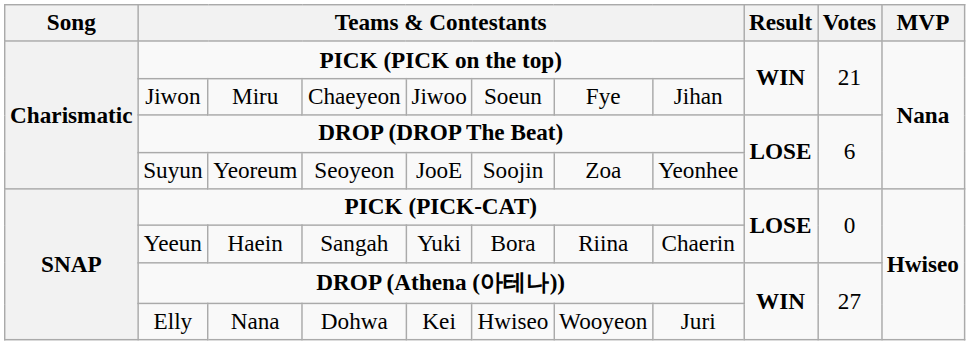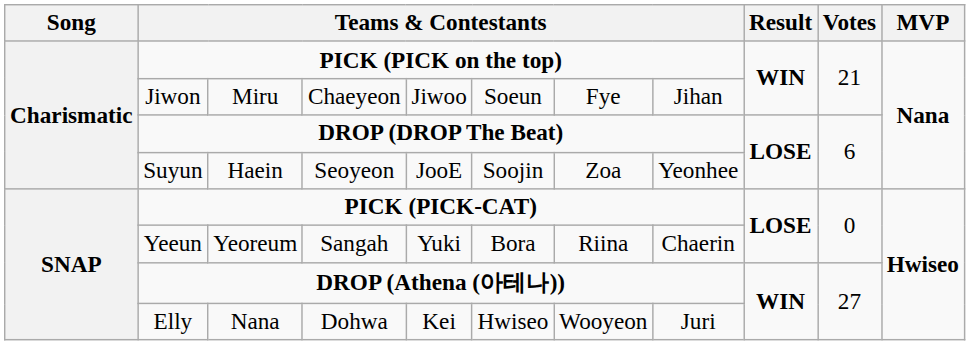(255, 170) Yeoreum -> (255, 170) Haein
(255, 243) Haein -> (255, 243) Yeoreum
